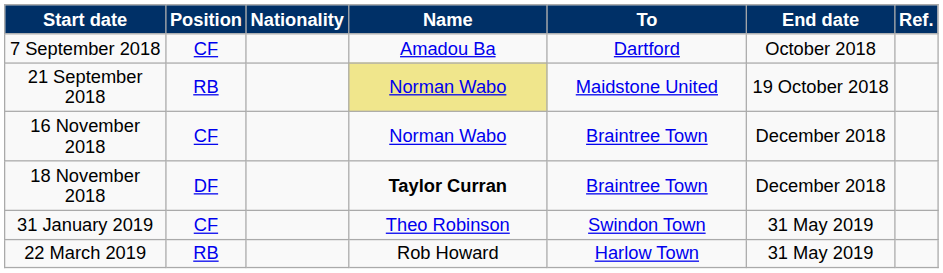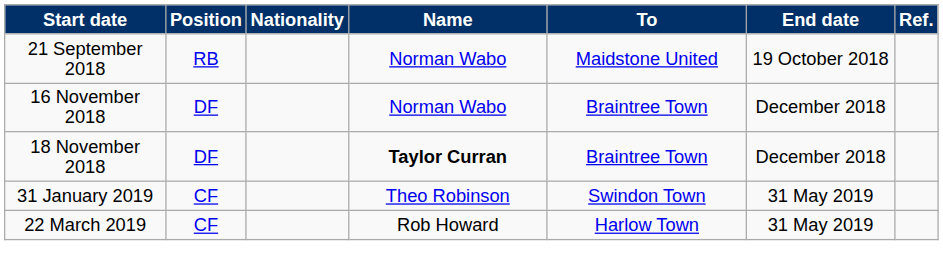- row: (85, 48)
(448, 87) khaki background -> (448, 59) no background
(206, 137) CF -> (206, 108) DF
(206, 254) RB -> (206, 225) CF
